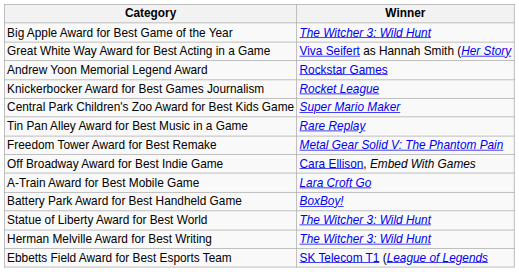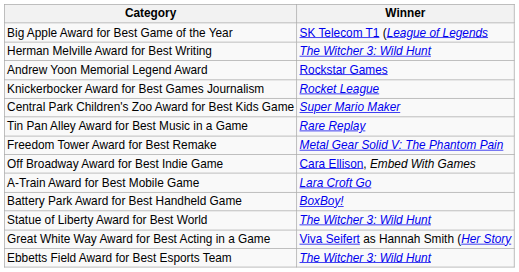(365, 32) The Witcher 3: Wild Hunt -> (394, 32) SK Telecom T1 (League of Legends
rows swapped: (110, 239) <-> (139, 51)
(394, 257) SK Telecom T1 (League of Legends -> (365, 257) The Witcher 3: Wild Hunt
